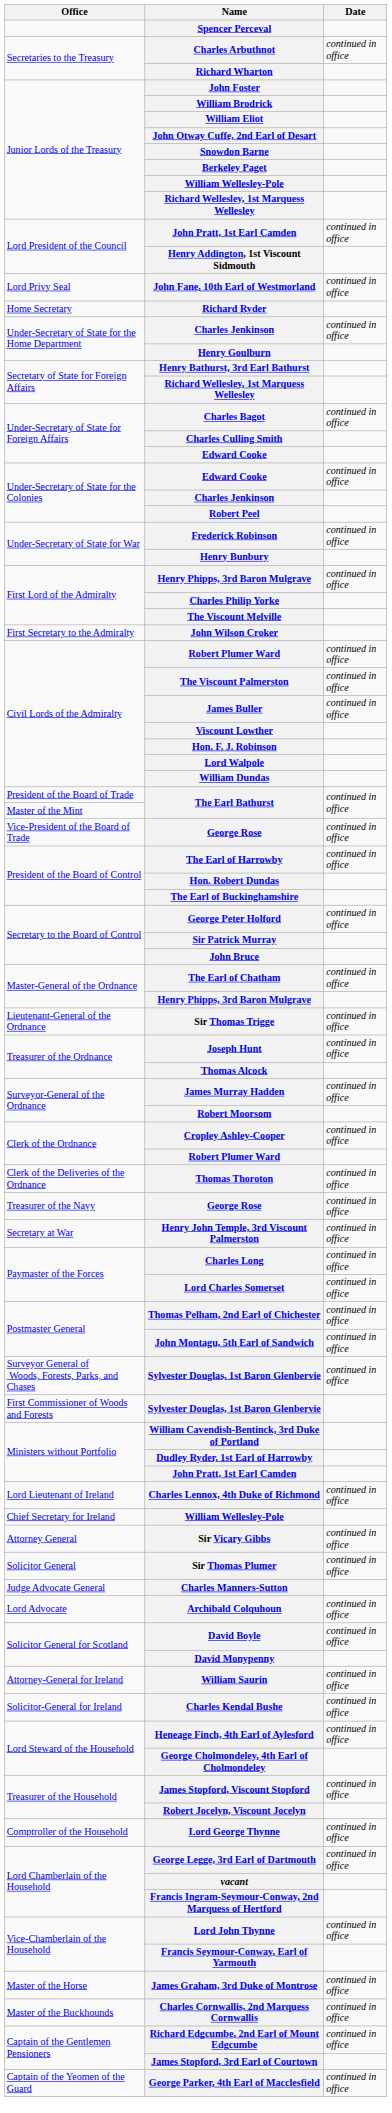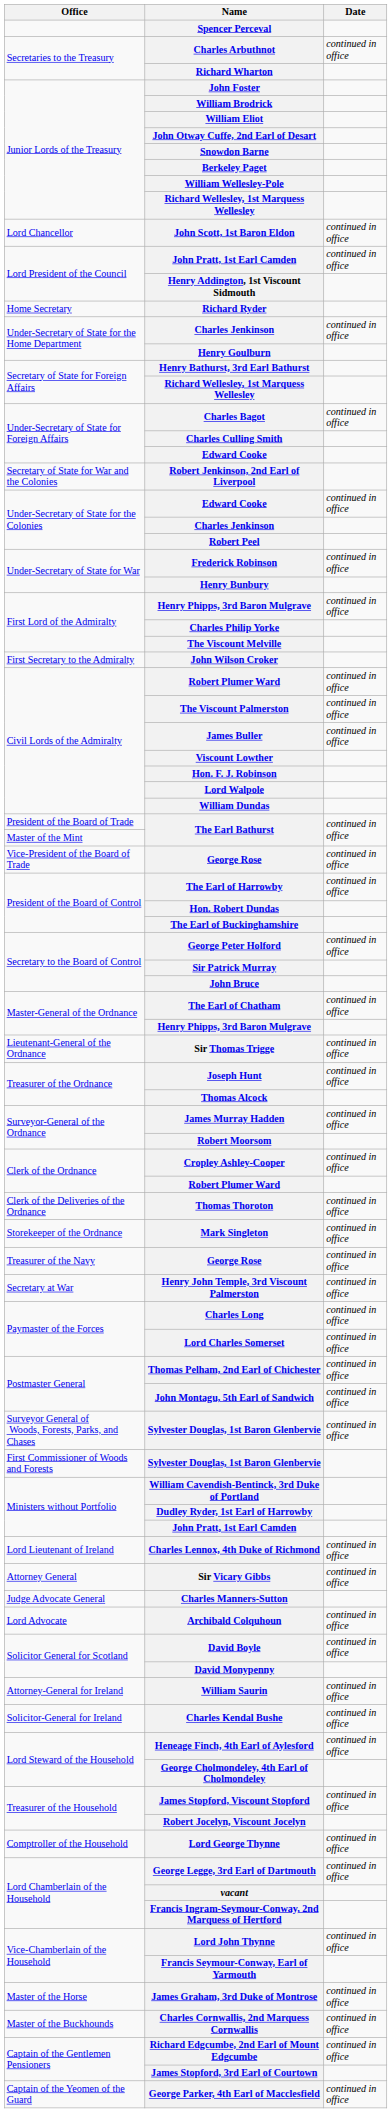+ row: (40, 232)
- row: (39, 287)
+ row: (68, 476)
+ row: (64, 1233)
- row: (61, 1517)
- row: (41, 1566)
